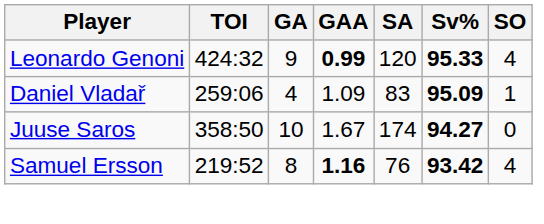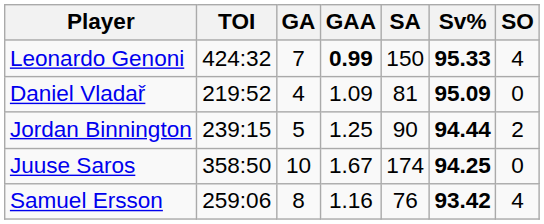(291, 58) 9 -> (298, 58) 7
(398, 58) 120 -> (405, 58) 150
(229, 93) 259:06 -> (237, 93) 219:52
(398, 93) 83 -> (405, 93) 81
(510, 93) 1 -> (518, 93) 0
+ row: (101, 129)
(455, 129) 94.27 -> (463, 165) 94.25
(229, 165) 219:52 -> (237, 201) 259:06
(343, 165) bold -> (351, 201) normal
